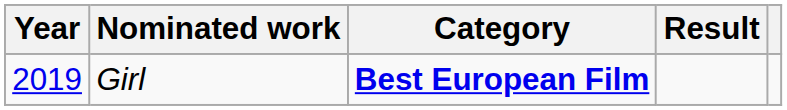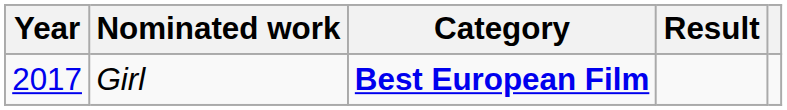(47, 79) 2019 -> (47, 79) 2017
